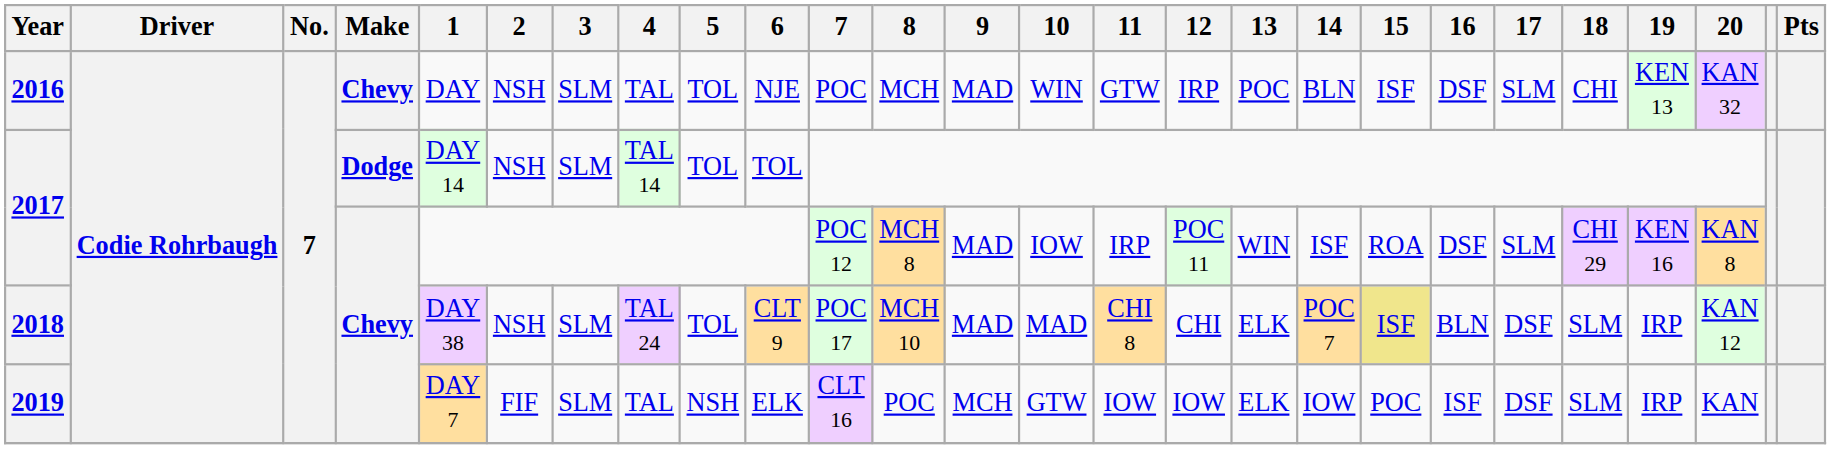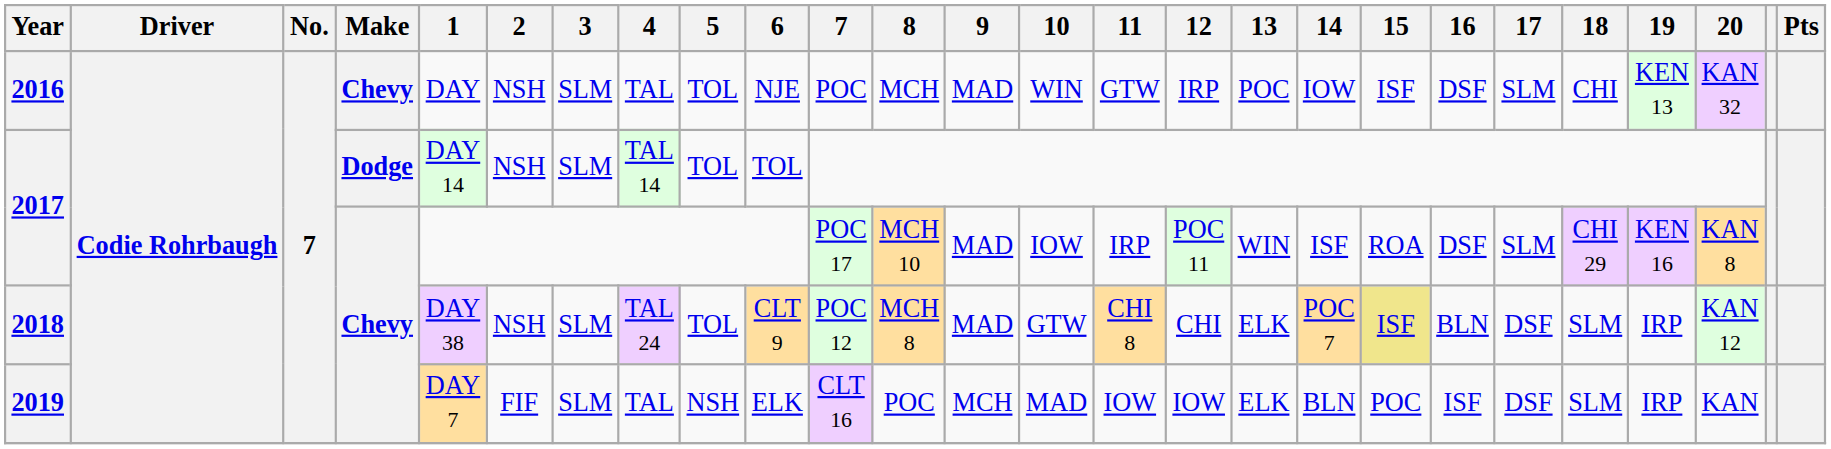(1329, 89) BLN -> (1329, 89) IOW
(841, 244) POC 12 -> (841, 244) POC 17
(909, 244) MCH 8 -> (909, 244) MCH 10
(841, 323) POC 17 -> (841, 323) POC 12
(909, 323) MCH 10 -> (909, 323) MCH 8
(1057, 324) MAD -> (1057, 324) GTW
(1057, 402) GTW -> (1057, 402) MAD
(1329, 402) IOW -> (1329, 402) BLN
